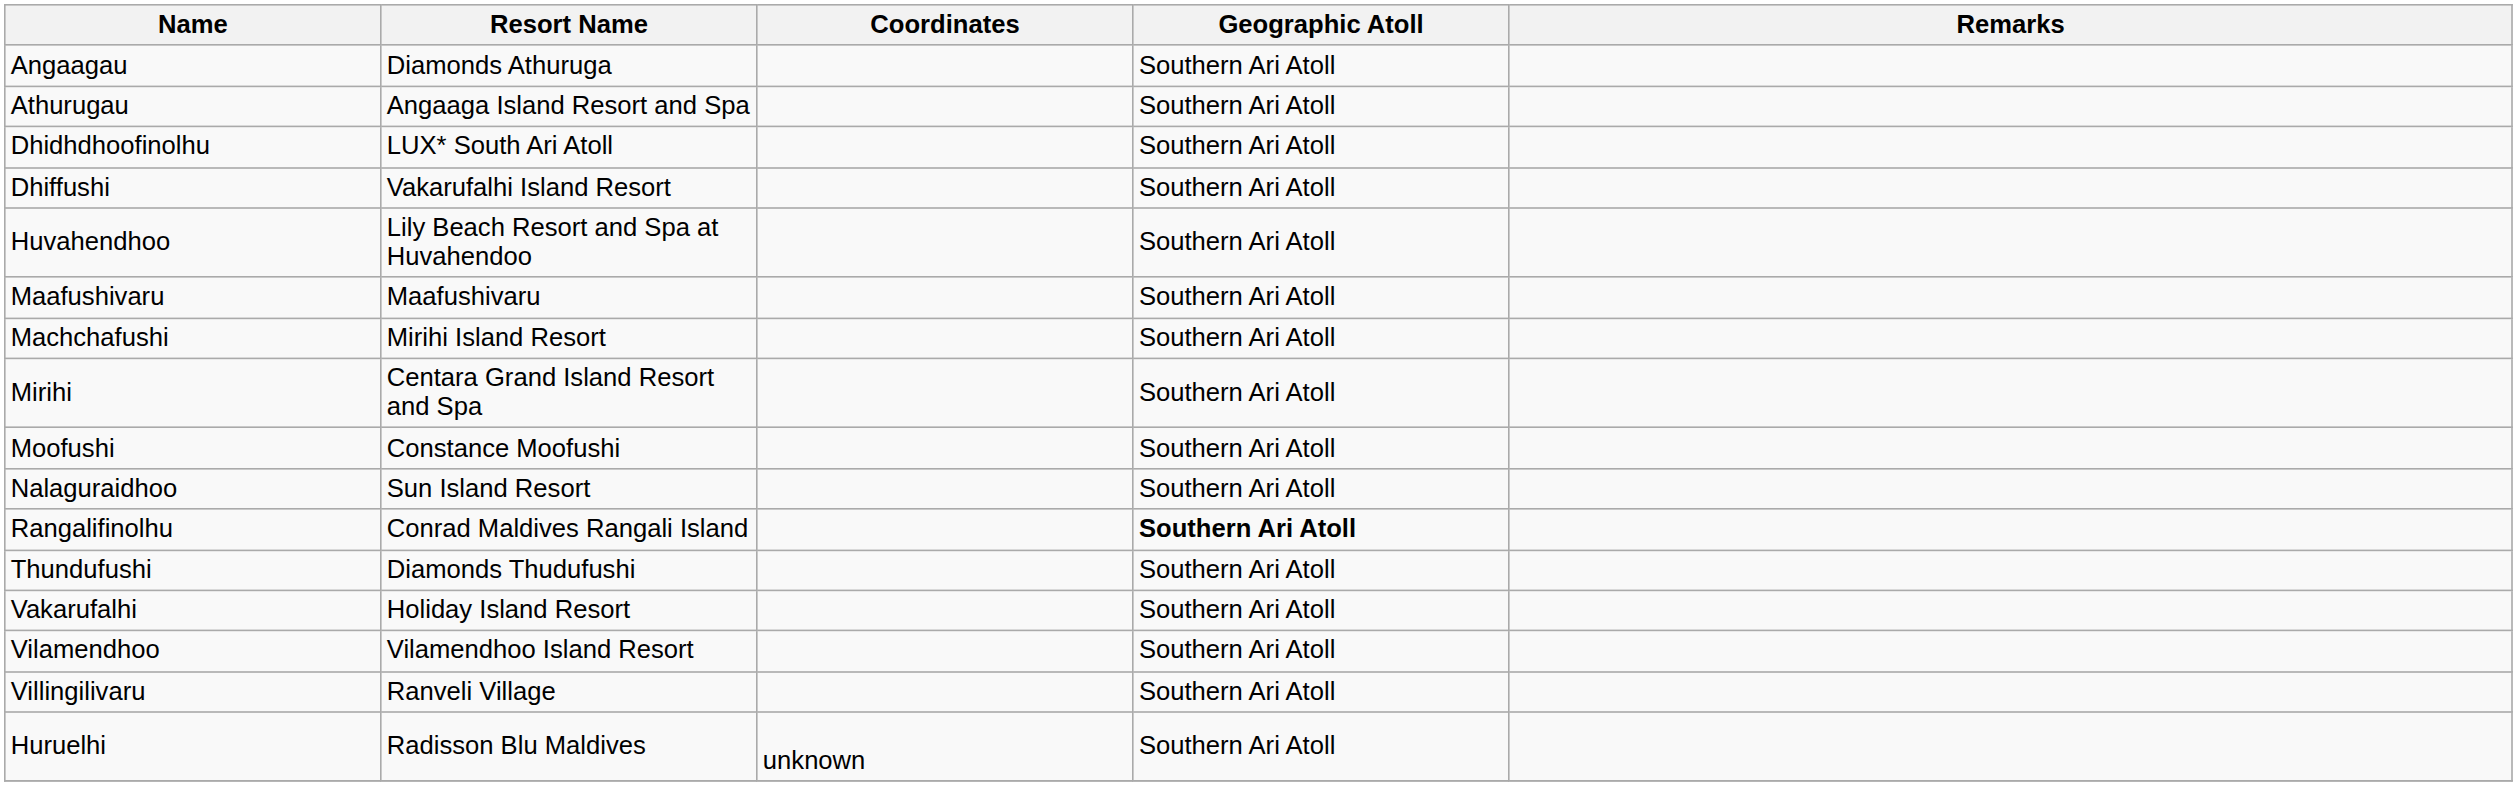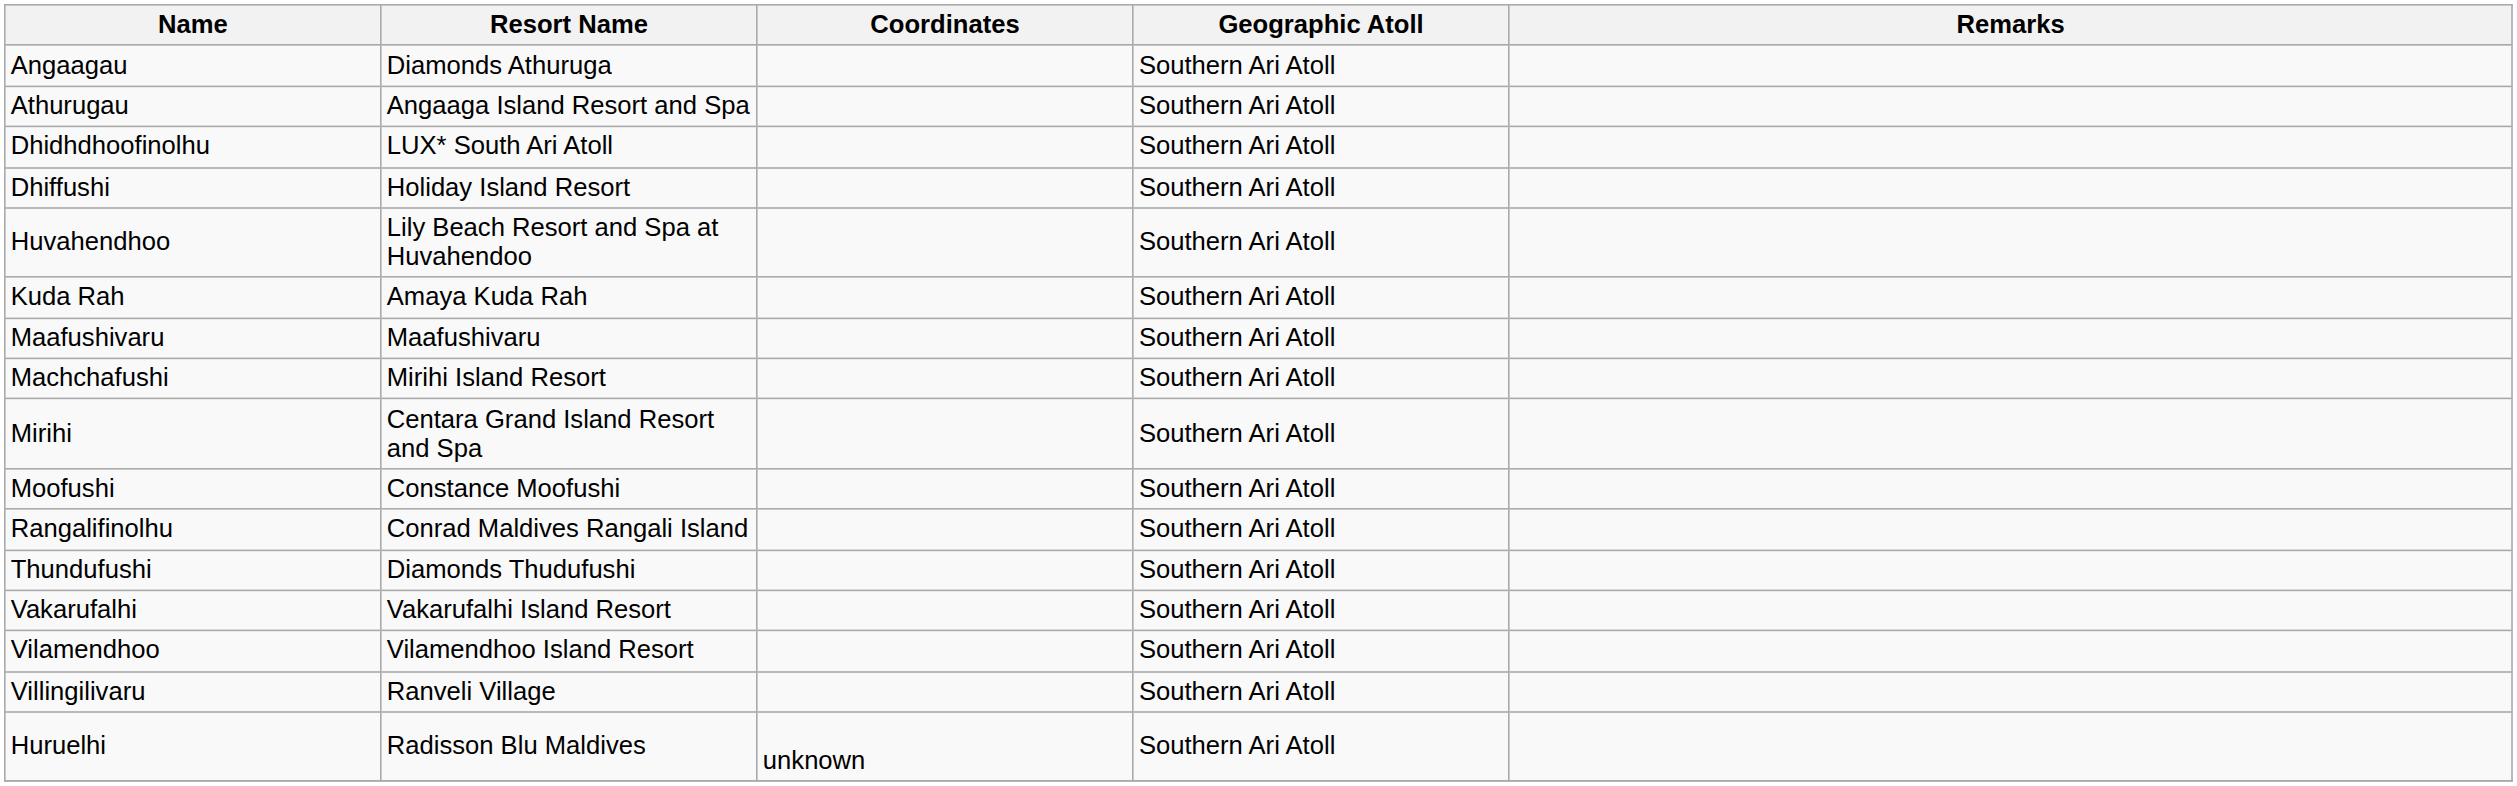(529, 187) Vakarufalhi Island Resort -> (508, 187) Holiday Island Resort
+ row: (68, 297)
- row: (94, 488)
(1247, 529) bold -> (1237, 529) normal
(508, 610) Holiday Island Resort -> (529, 610) Vakarufalhi Island Resort
